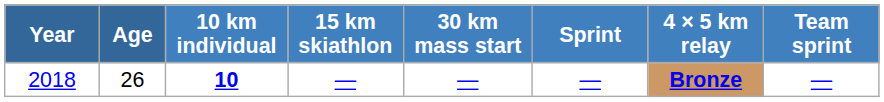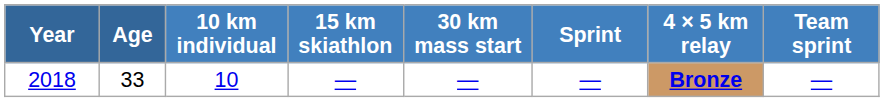(132, 80) 26 -> (132, 80) 33
(227, 80) bold -> (227, 80) normal
